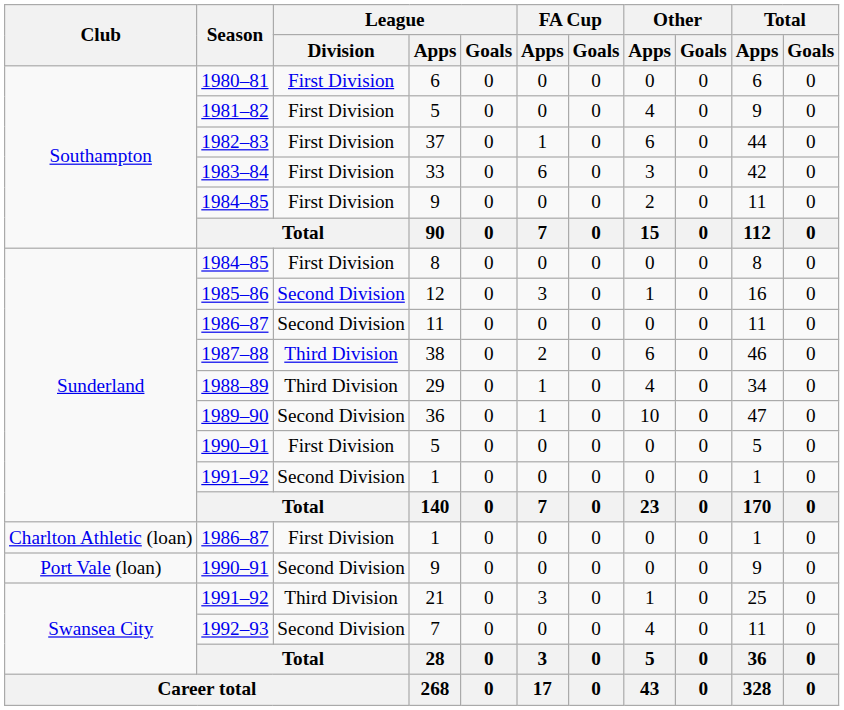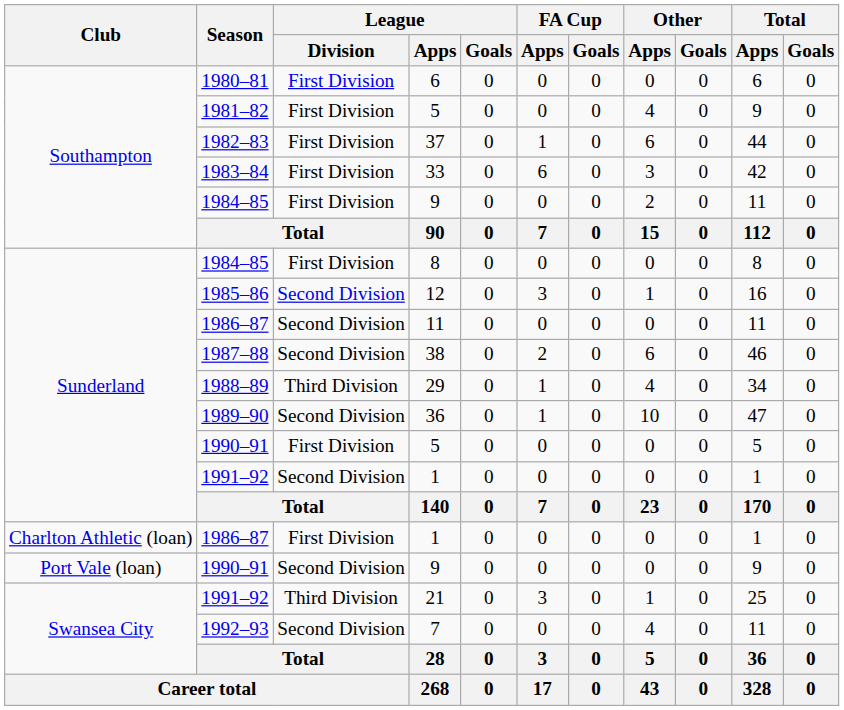(341, 354) Third Division -> (341, 354) Second Division
